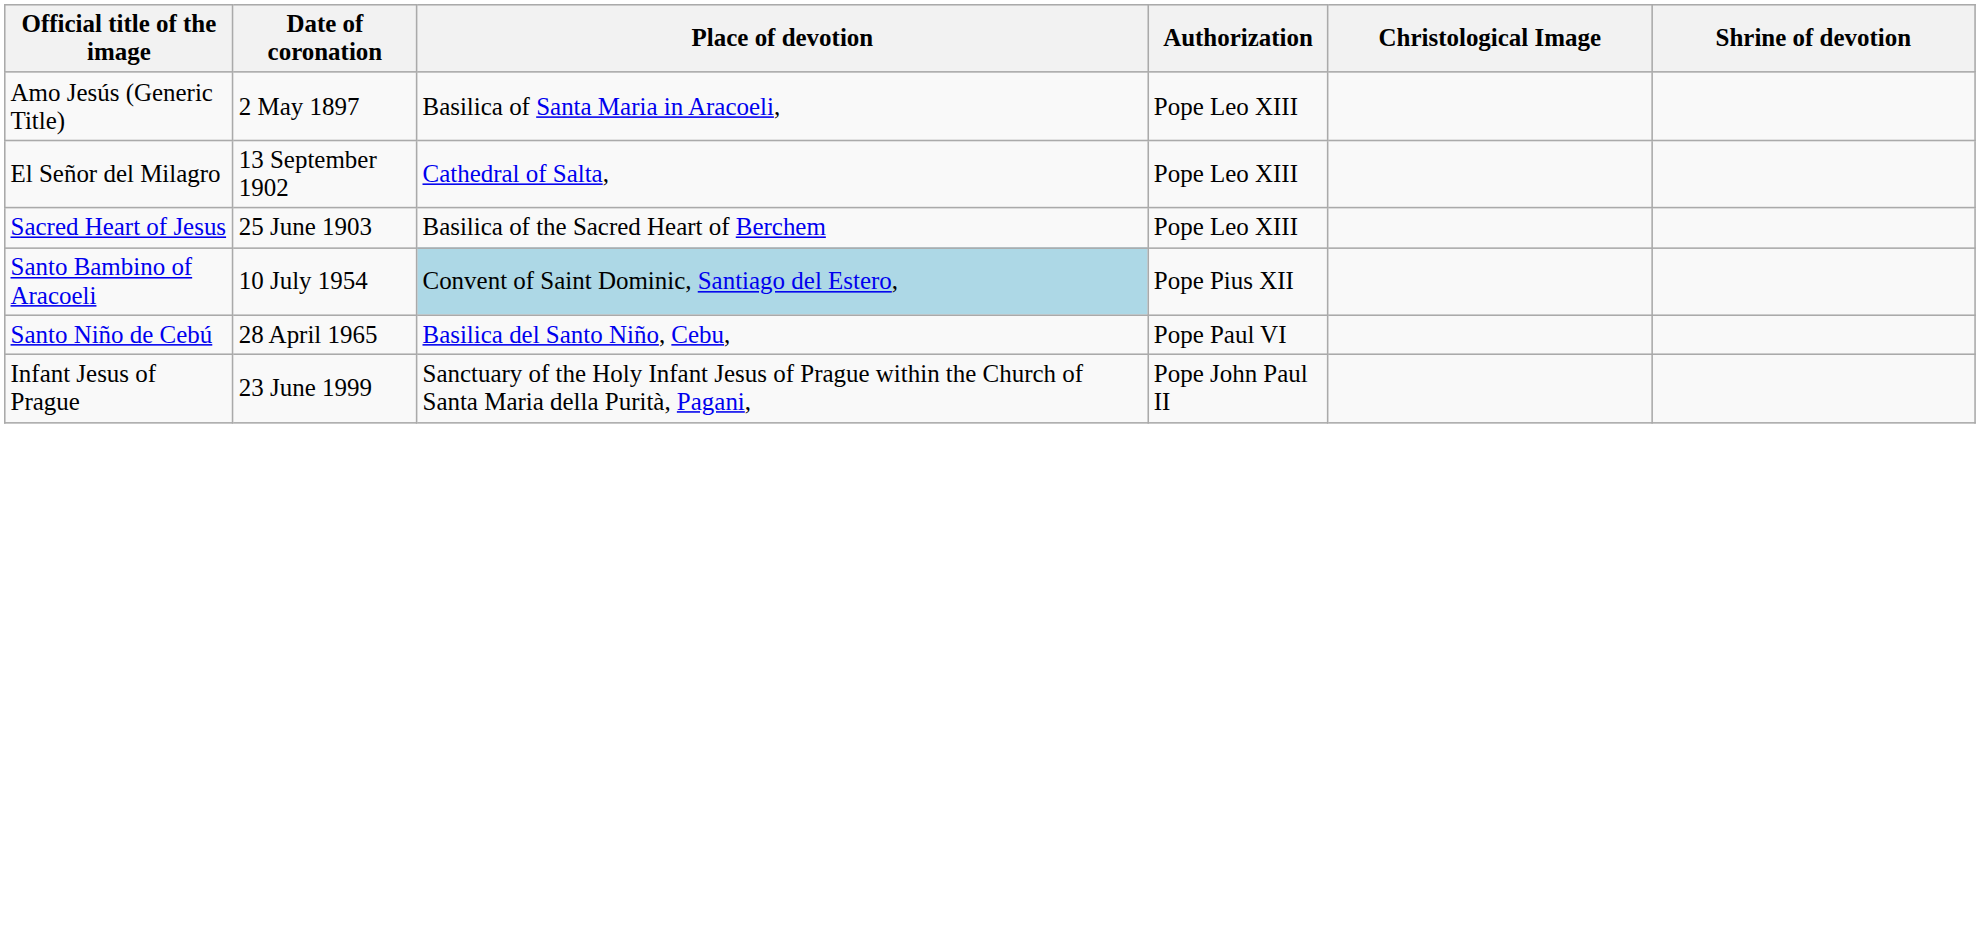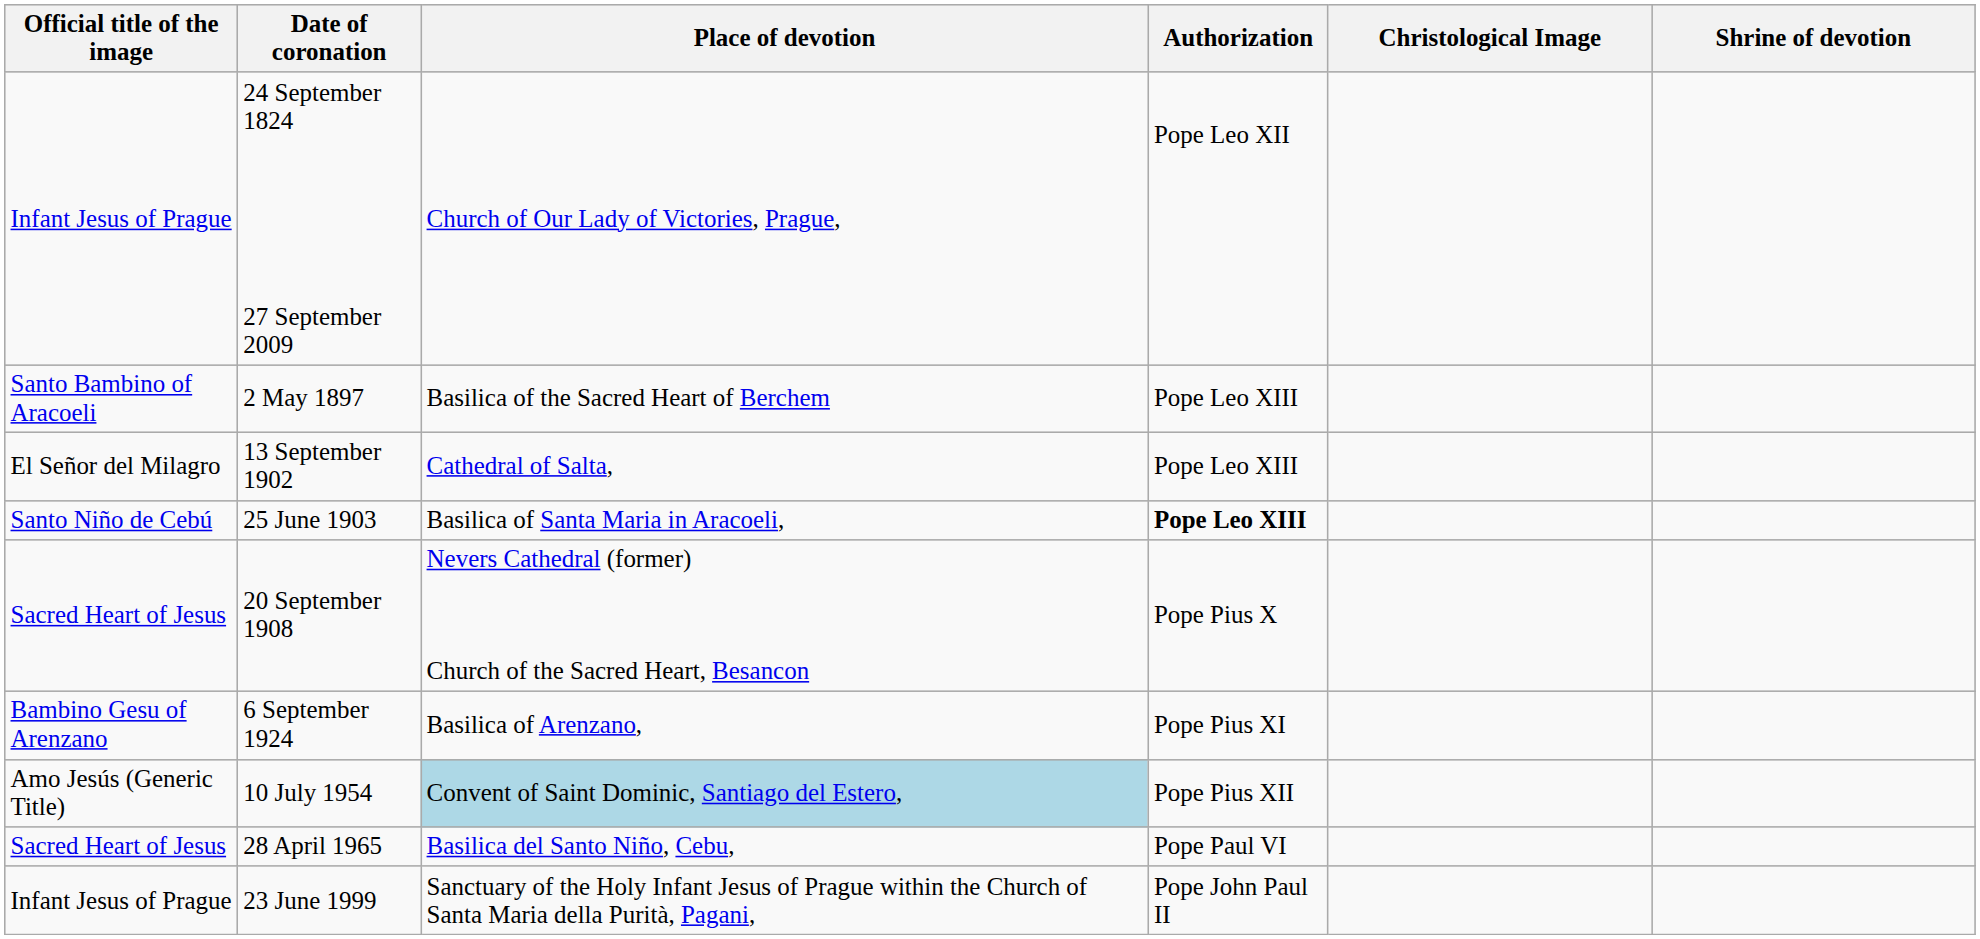+ row: (312, 218)
(112, 105) Amo Jesús (Generic Title) -> (101, 398) Santo Bambino of Aracoeli
(601, 105) Basilica of Santa Maria in Aracoeli, -> (628, 398) Basilica of the Sacred Heart of Berchem
(118, 227) Sacred Heart of Jesus -> (111, 519) Santo Niño de Cebú
(624, 227) Basilica of the Sacred Heart of Berchem -> (605, 519) Basilica of Santa Maria in Aracoeli,
(1226, 227) normal -> (1230, 519) bold
+ row: (312, 615)
+ row: (306, 725)
(101, 280) Santo Bambino of Aracoeli -> (112, 792) Amo Jesús (Generic Title)
(111, 334) Santo Niño de Cebú -> (118, 846) Sacred Heart of Jesus
